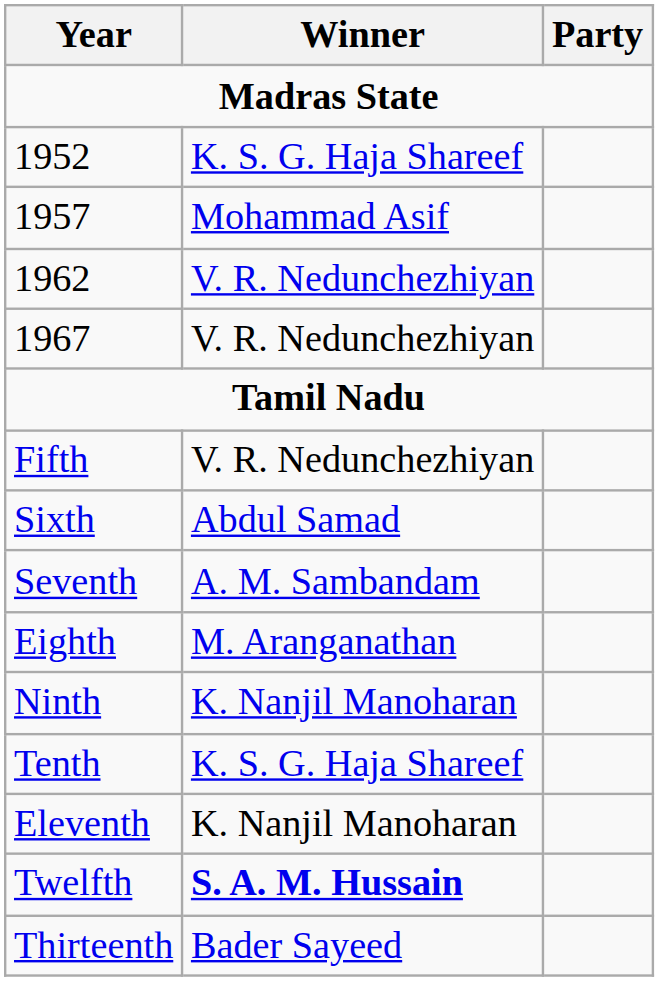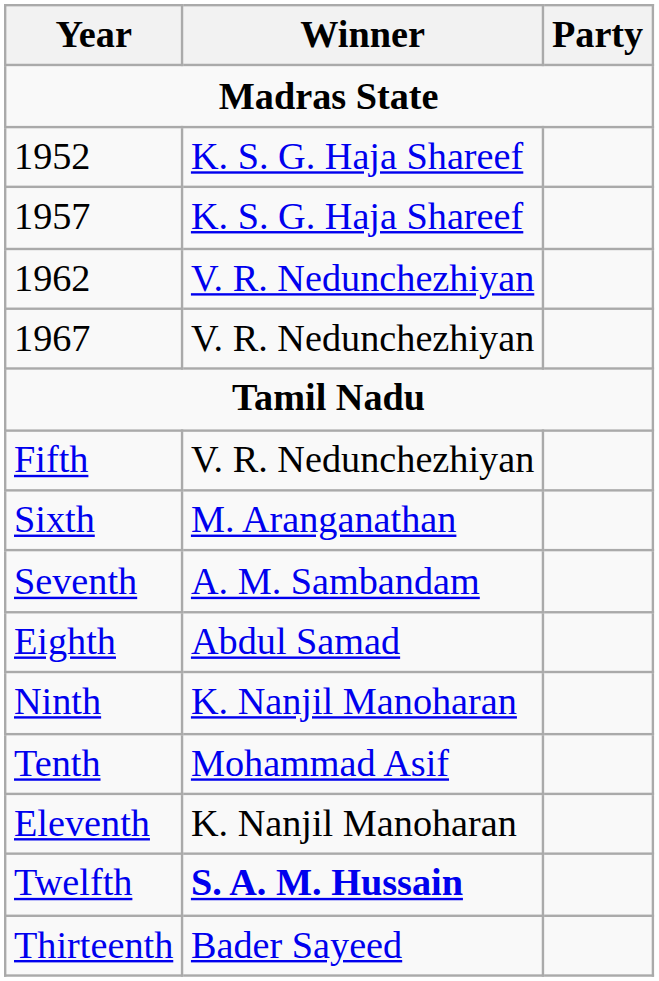(320, 216) Mohammad Asif -> (357, 216) K. S. G. Haja Shareef
(296, 519) Abdul Samad -> (324, 519) M. Aranganathan
(324, 641) M. Aranganathan -> (296, 641) Abdul Samad
(357, 762) K. S. G. Haja Shareef -> (320, 762) Mohammad Asif
